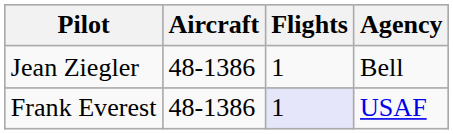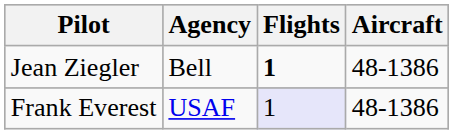columns swapped: (401, 25) <-> (214, 25)
(278, 66) normal -> (270, 66) bold
